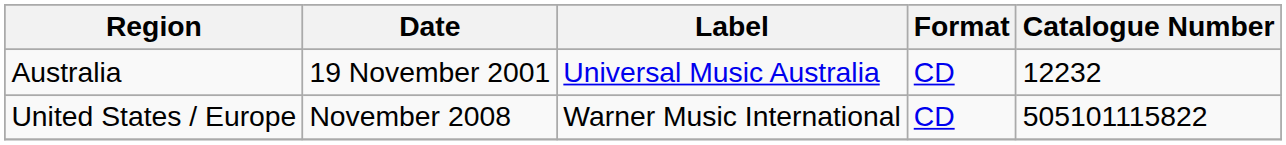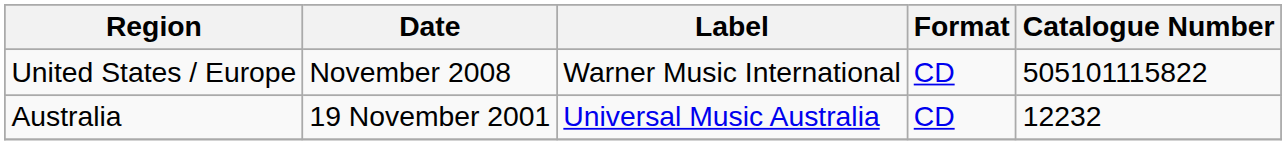rows swapped: (67, 71) <-> (154, 116)
